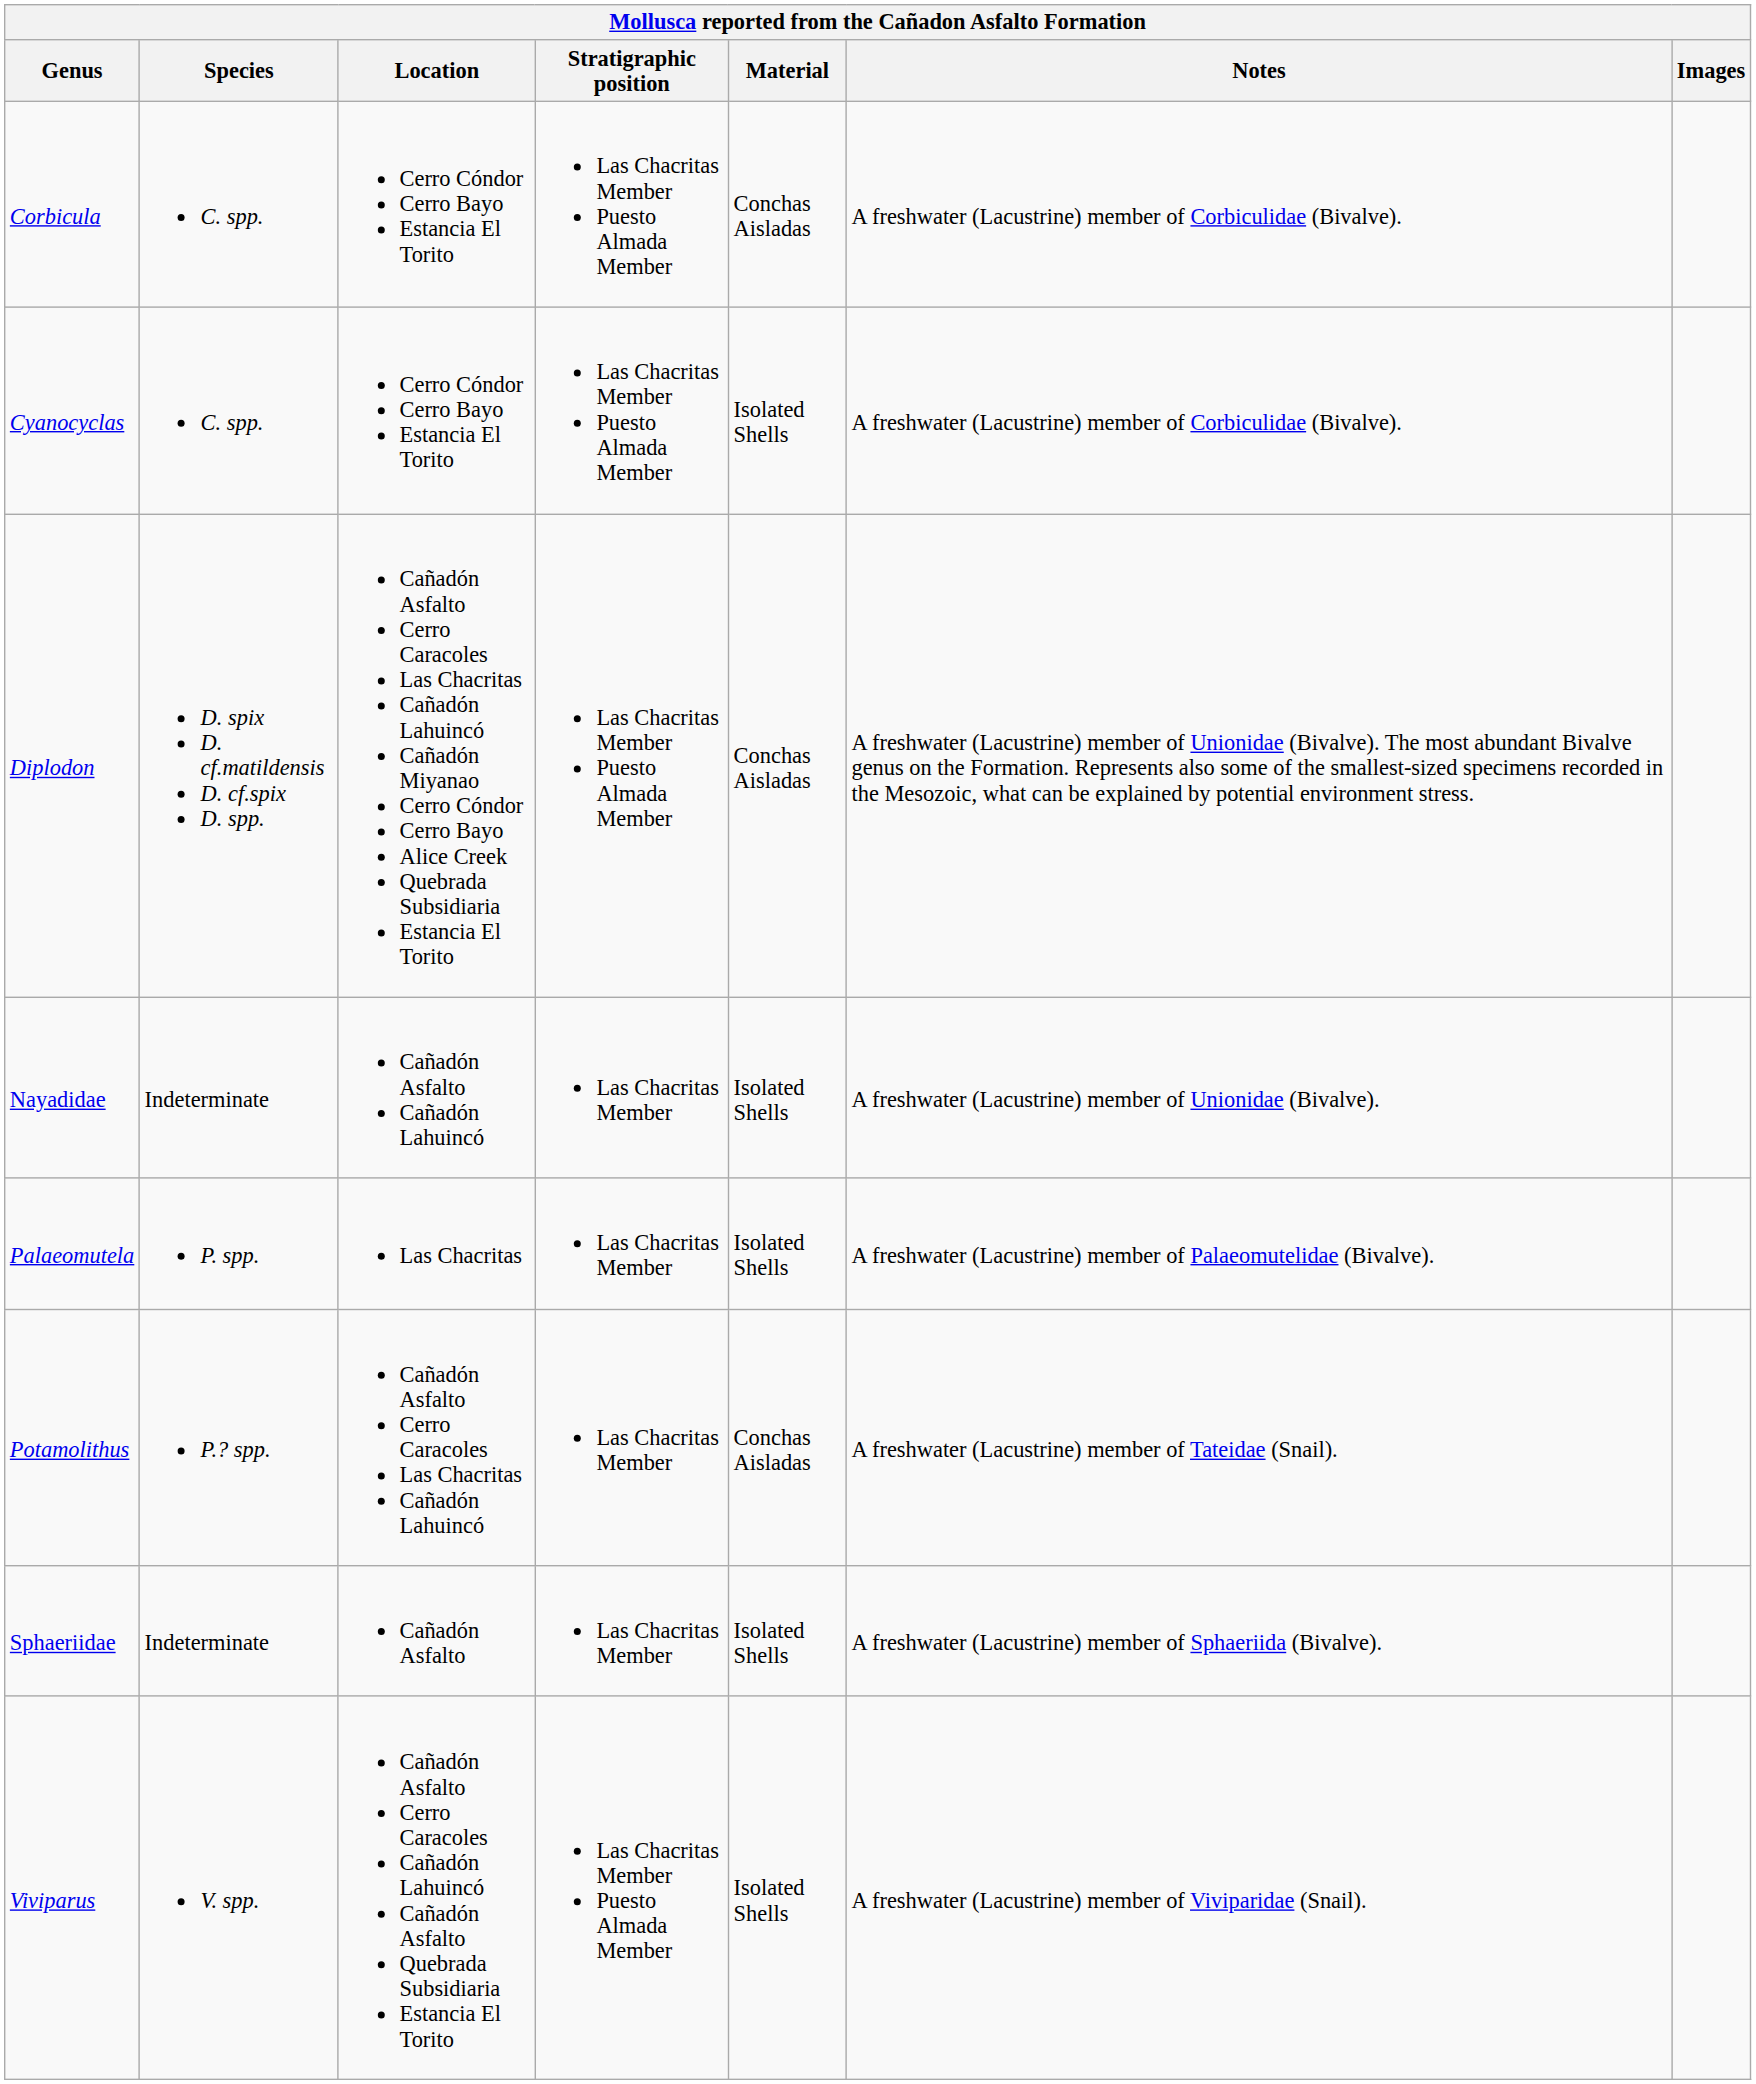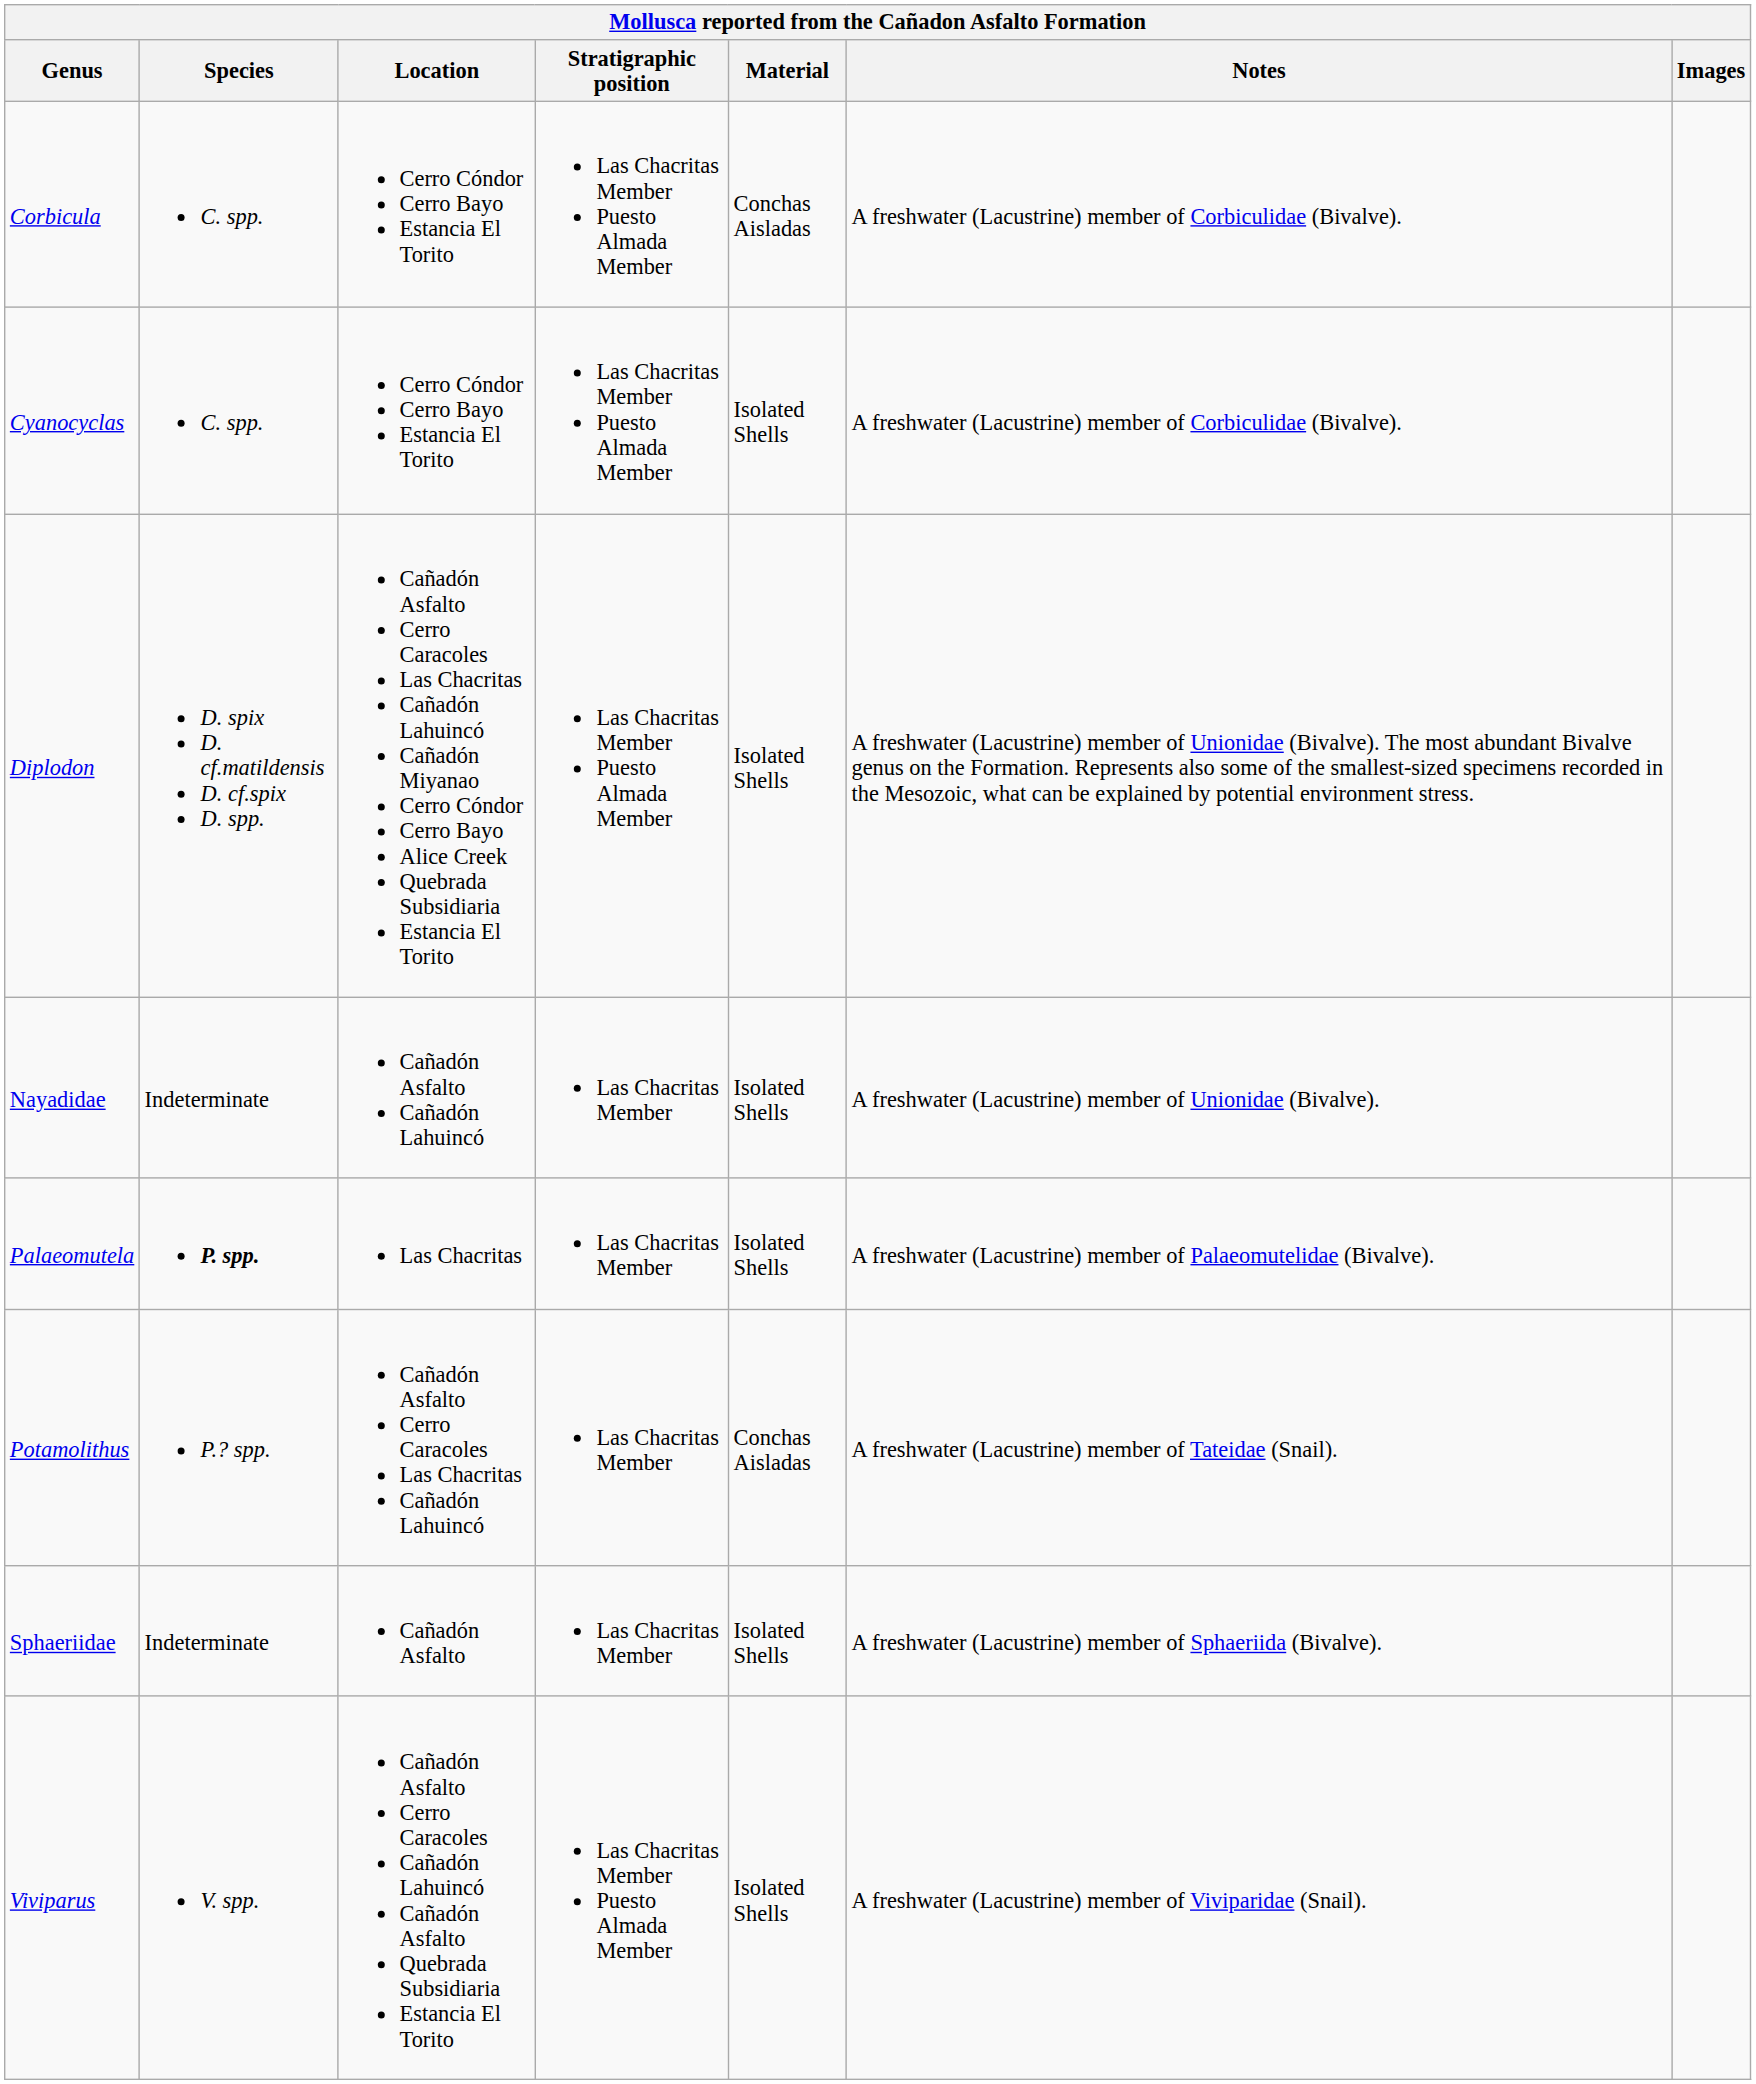(772, 767) Conchas Aisladas -> (769, 767) Isolated Shells
(239, 1256) normal -> (239, 1256) bold
